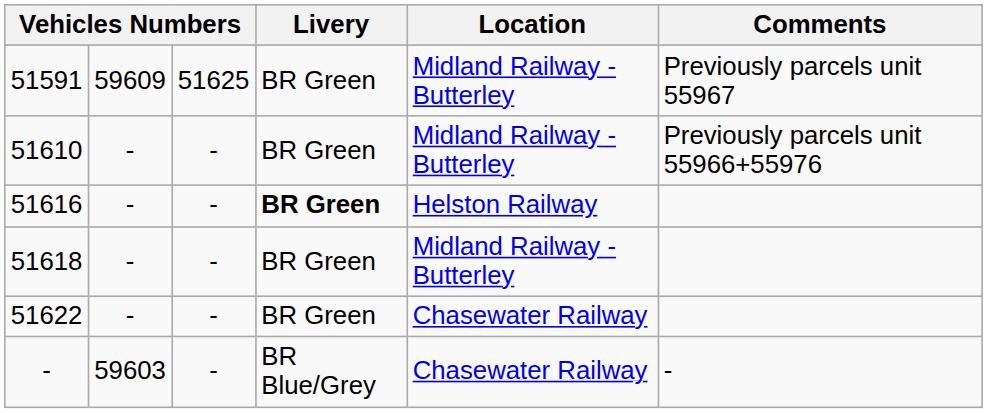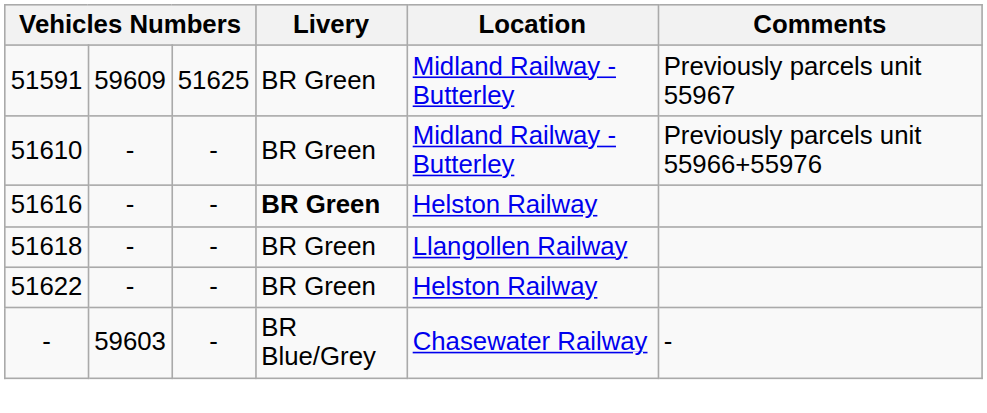(514, 260) Midland Railway - Butterley -> (520, 246) Llangollen Railway
(530, 316) Chasewater Railway -> (505, 287) Helston Railway
